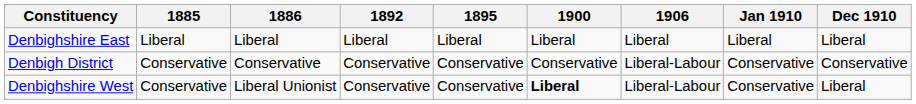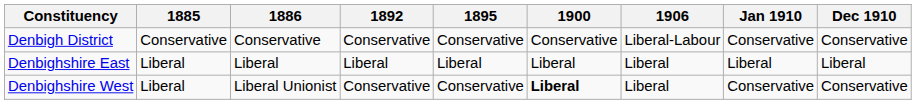rows swapped: (60, 63) <-> (69, 39)
(184, 87) Conservative -> (163, 87) Liberal
(672, 87) Liberal-Labour -> (647, 87) Liberal
(843, 87) Liberal -> (864, 87) Conservative
